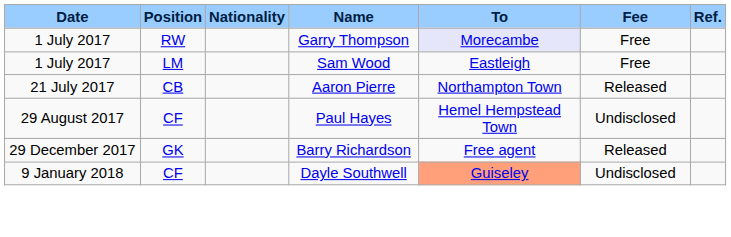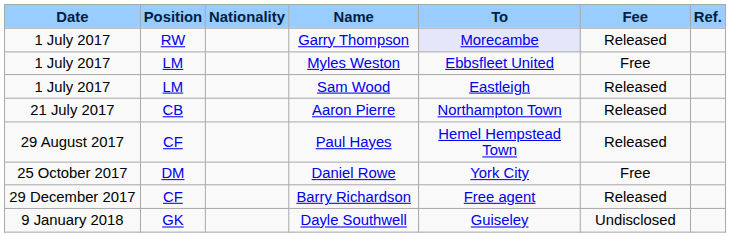(635, 40) Free -> (635, 40) Released
+ row: (354, 63)
(635, 63) Free -> (635, 87) Released
(635, 119) Undisclosed -> (635, 142) Released
+ row: (354, 174)
(173, 150) GK -> (173, 197) CF
(173, 174) CF -> (173, 221) GK
(500, 174) lightsalmon background -> (500, 221) no background
